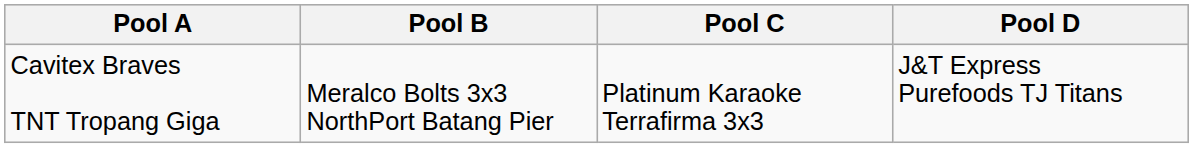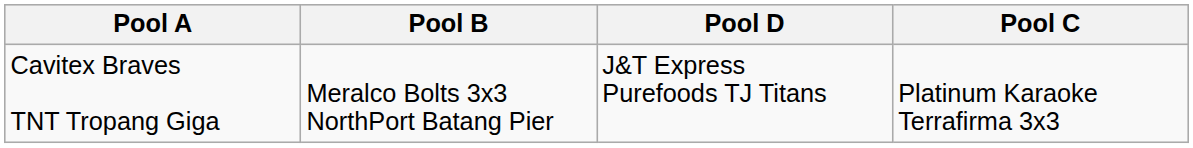columns swapped: (744, 24) <-> (1040, 24)
